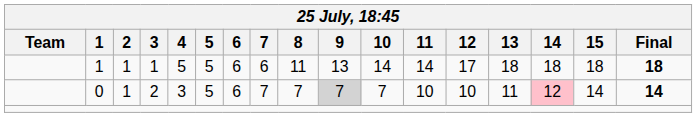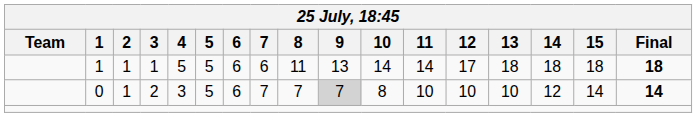(382, 92) 7 -> (382, 92) 8
(510, 92) 11 -> (510, 92) 10
(552, 92) pink background -> (552, 92) no background
